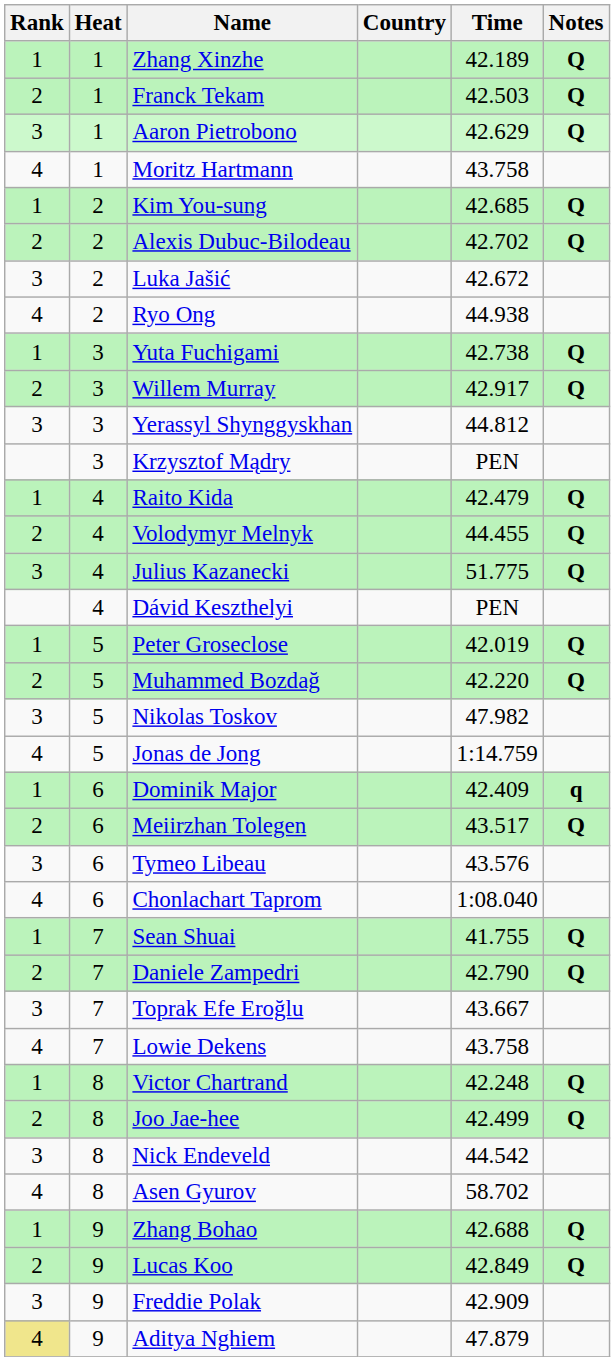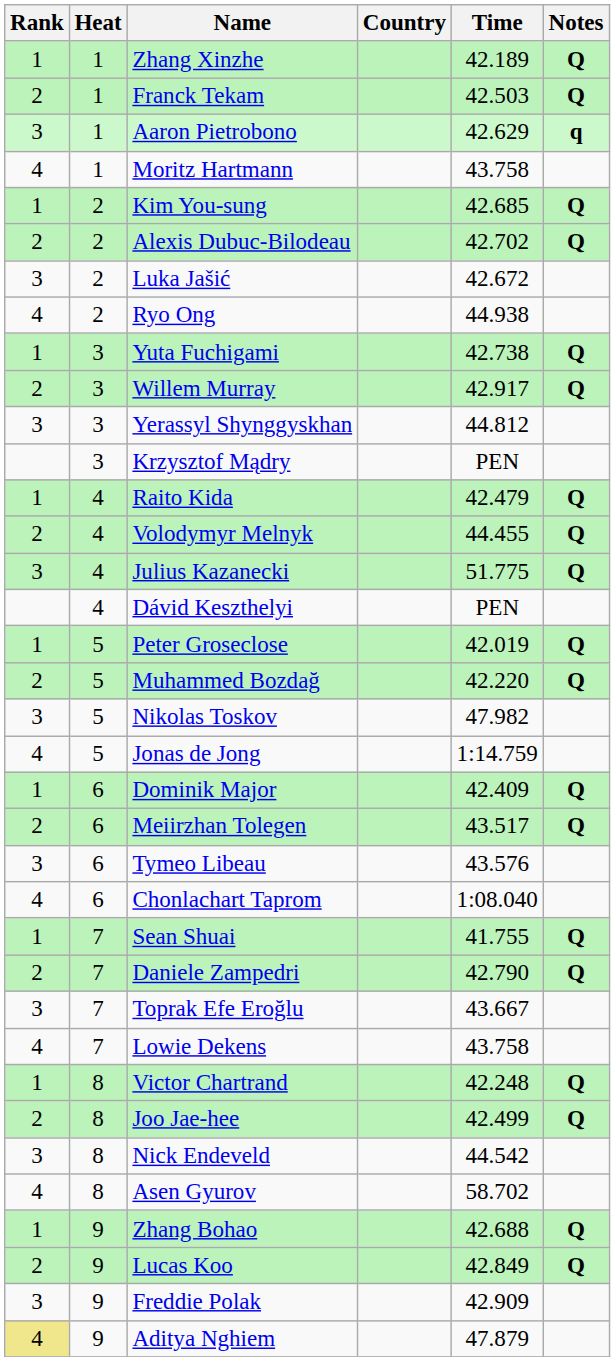(576, 132) Q -> (576, 132) q
(576, 790) q -> (576, 790) Q
